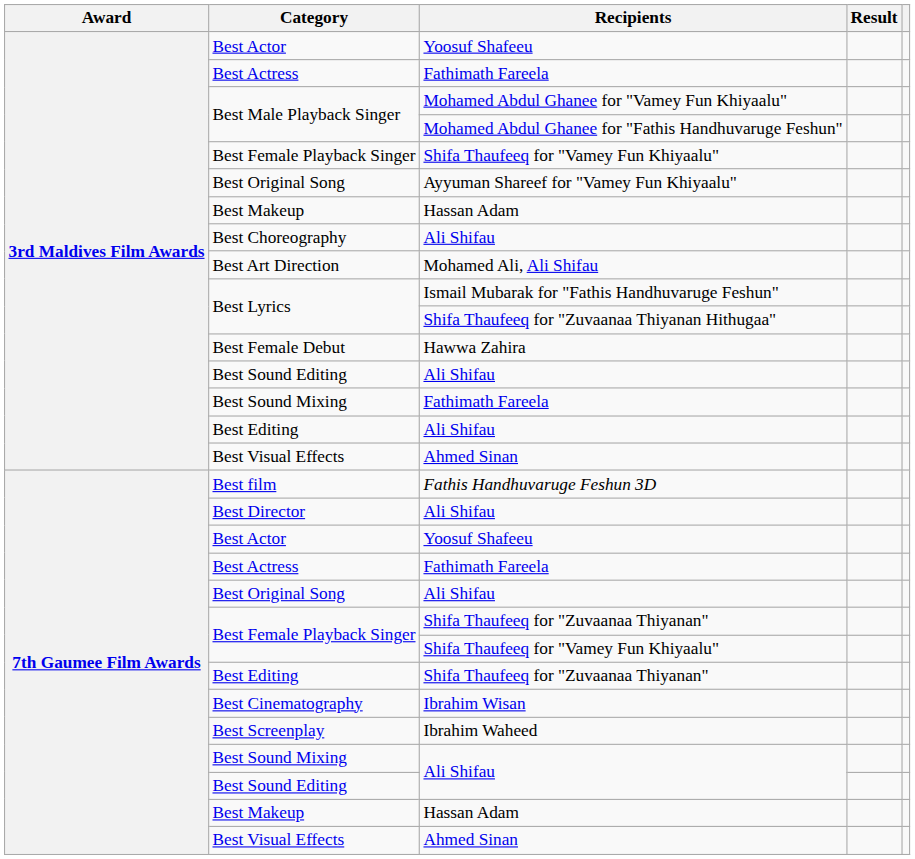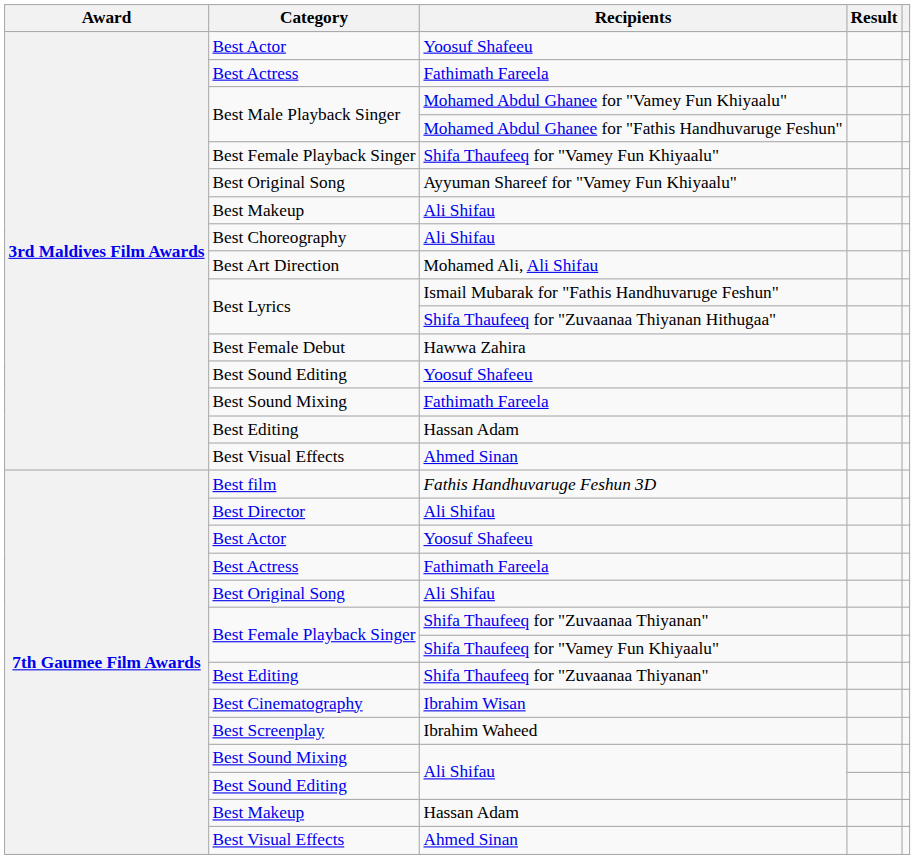(471, 210) Hassan Adam -> (459, 210) Ali Shifau
(459, 374) Ali Shifau -> (478, 374) Yoosuf Shafeeu
(459, 429) Ali Shifau -> (471, 429) Hassan Adam
